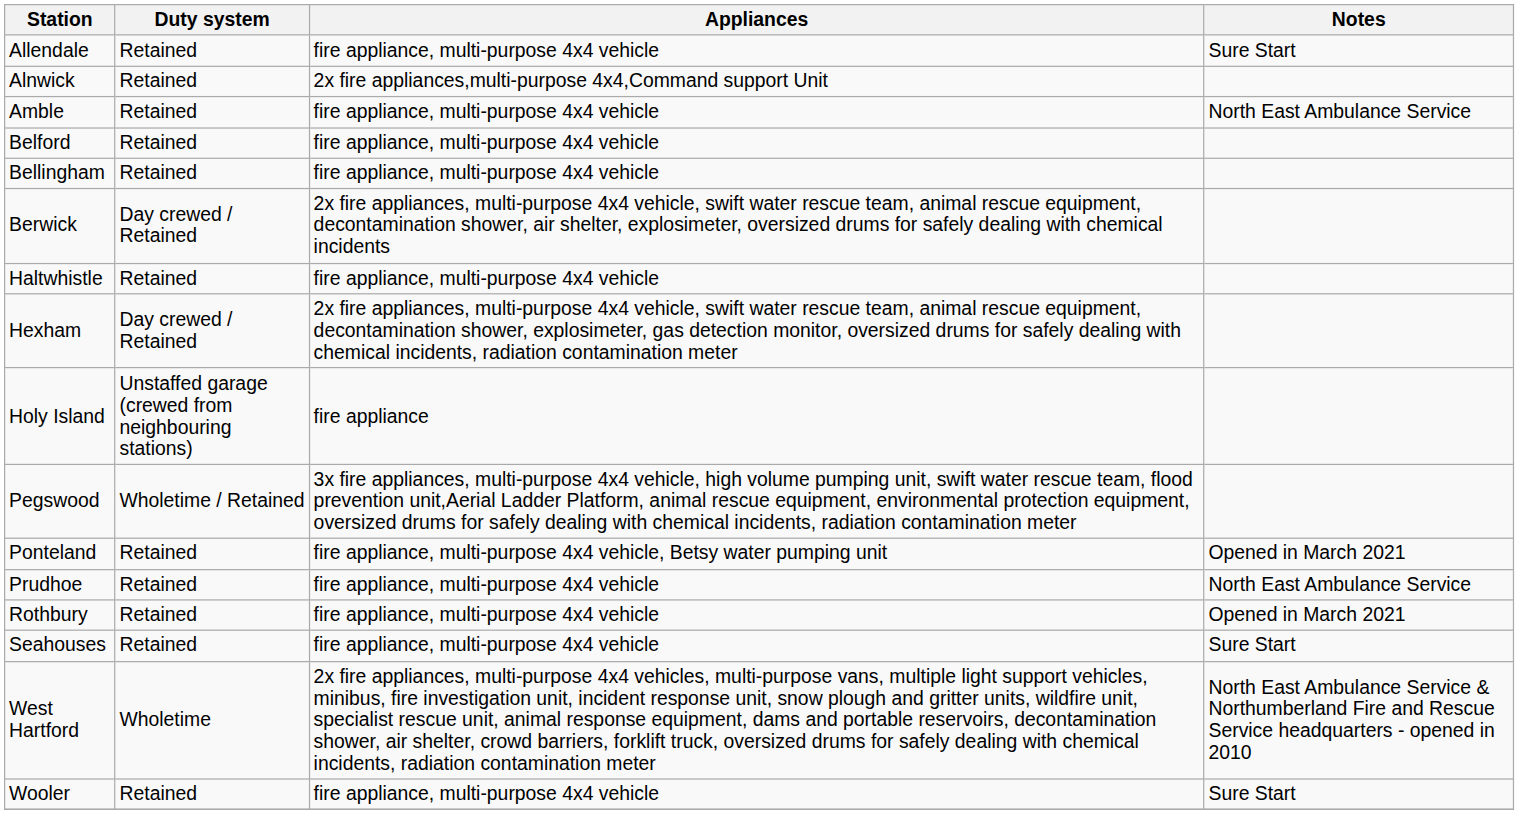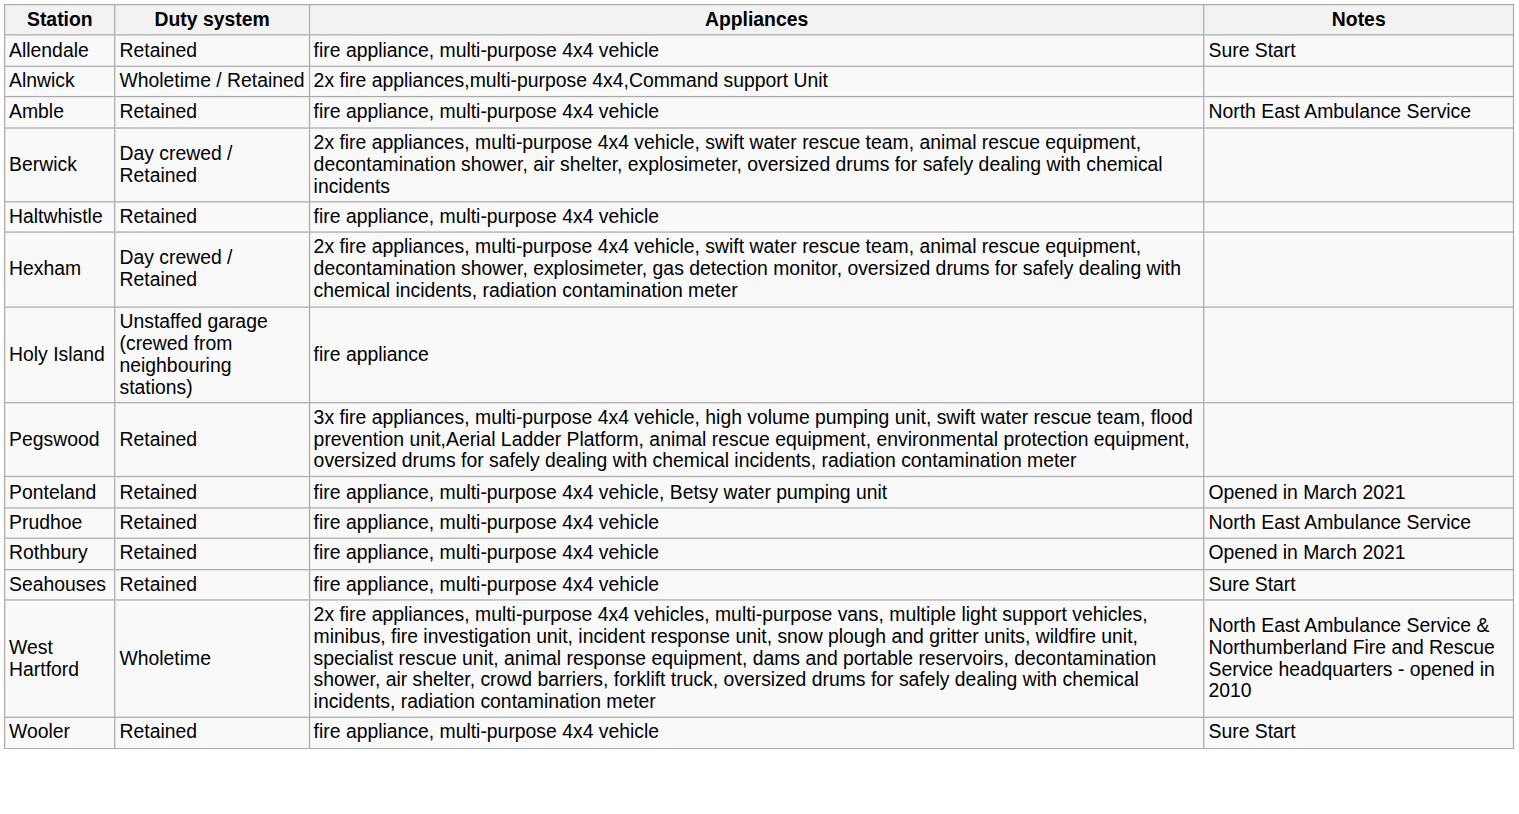(158, 81) Retained -> (212, 81) Wholetime / Retained
- row: (40, 142)
- row: (57, 173)
(212, 501) Wholetime / Retained -> (158, 439) Retained
